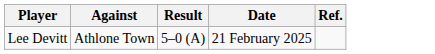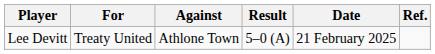+ column: (113, 15)
